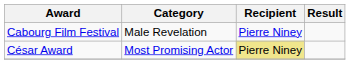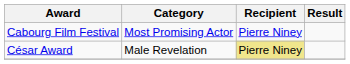(166, 31) Male Revelation -> (179, 31) Most Promising Actor
(179, 50) Most Promising Actor -> (166, 50) Male Revelation
